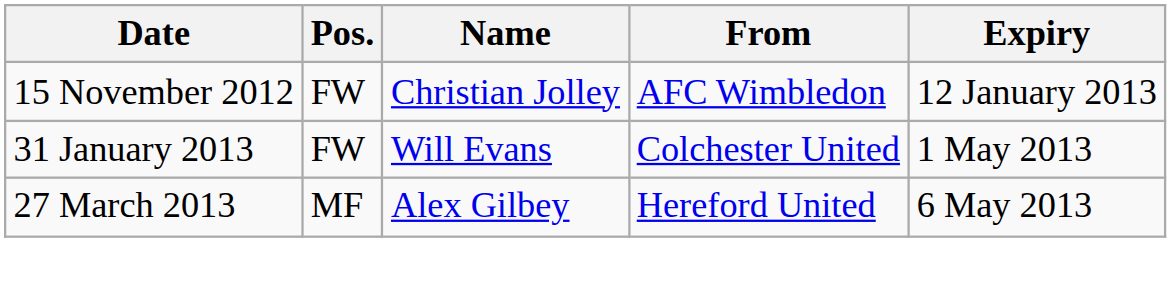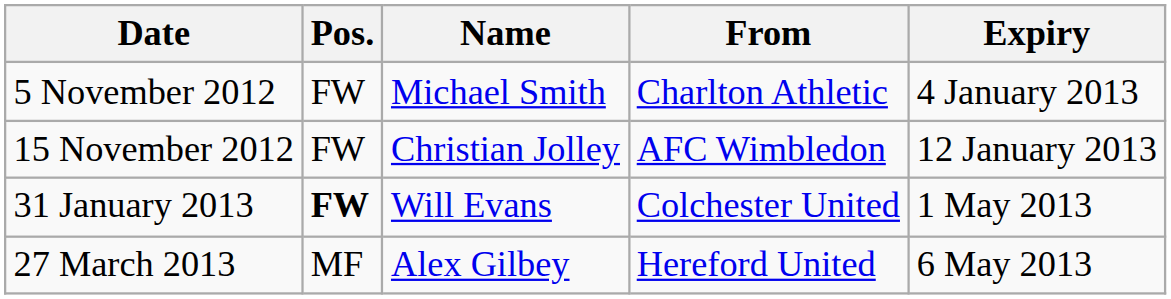+ row: (145, 90)
(338, 148) normal -> (340, 206) bold
